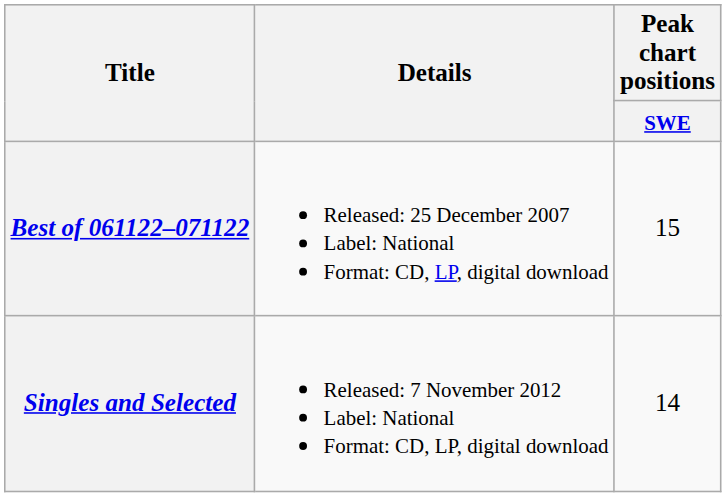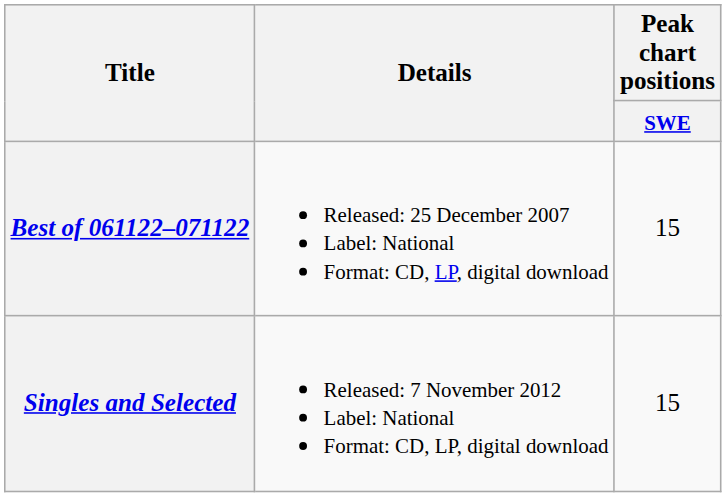(667, 402) 14 -> (667, 402) 15
